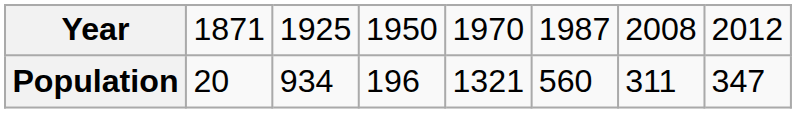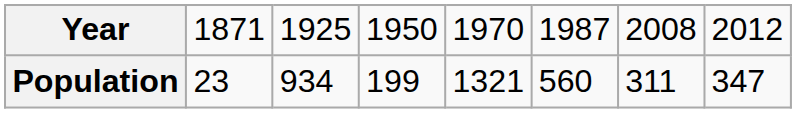(211, 81) 20 -> (211, 81) 23
(393, 81) 196 -> (393, 81) 199
